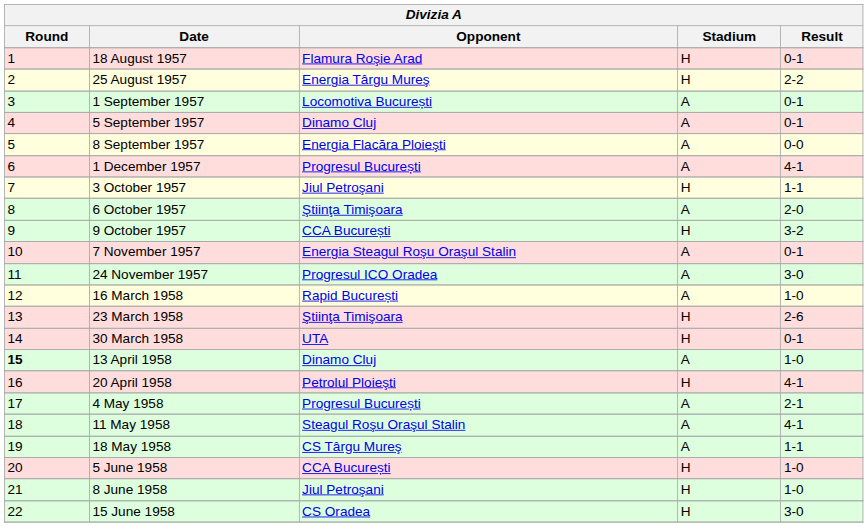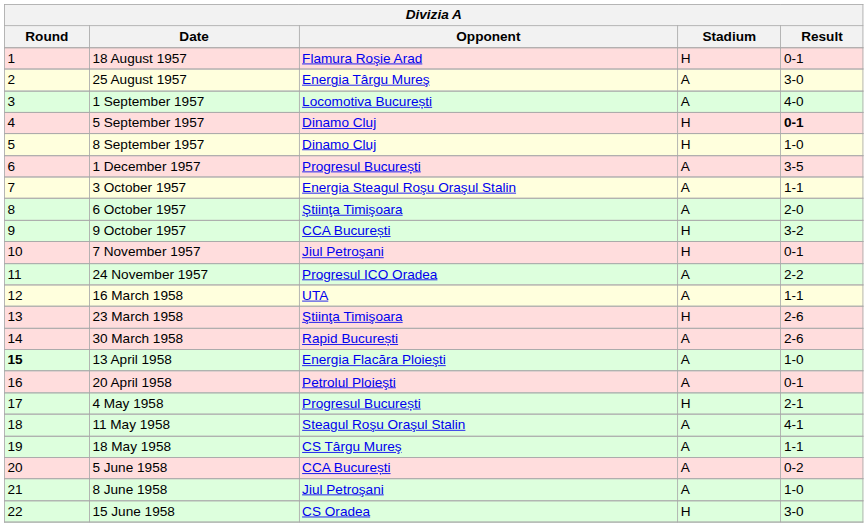(686, 79) H -> (685, 79) A
(794, 79) 2-2 -> (794, 79) 3-0
(794, 101) 0-1 -> (794, 101) 4-0
(685, 123) A -> (686, 123) H
(794, 123) normal -> (794, 123) bold
(374, 144) Energia Flacăra Ploieşti -> (339, 144) Dinamo Cluj
(685, 144) A -> (686, 144) H
(794, 144) 0-0 -> (794, 144) 1-0
(794, 166) 4-1 -> (794, 166) 3-5
(343, 187) Jiul Petroşani -> (409, 187) Energia Steagul Roşu Oraşul Stalin
(686, 187) H -> (685, 187) A
(409, 252) Energia Steagul Roşu Oraşul Stalin -> (343, 252) Jiul Petroşani
(685, 252) A -> (686, 252) H
(794, 274) 3-0 -> (794, 274) 2-2
(350, 295) Rapid București -> (315, 295) UTA
(794, 295) 1-0 -> (794, 295) 1-1
(315, 338) UTA -> (350, 338) Rapid București
(686, 338) H -> (685, 338) A
(794, 338) 0-1 -> (794, 338) 2-6
(339, 360) Dinamo Cluj -> (374, 360) Energia Flacăra Ploieşti
(686, 381) H -> (685, 381) A
(794, 381) 4-1 -> (794, 381) 0-1
(685, 403) A -> (686, 403) H
(686, 468) H -> (685, 468) A
(794, 468) 1-0 -> (794, 468) 0-2
(686, 489) H -> (685, 489) A
